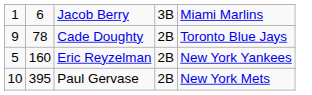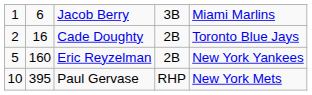(15, 36) 9 -> (15, 36) 2
(40, 36) 78 -> (40, 36) 16
(166, 79) 2B -> (172, 79) RHP
